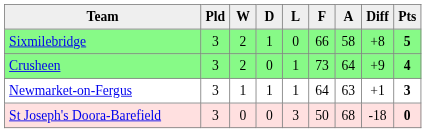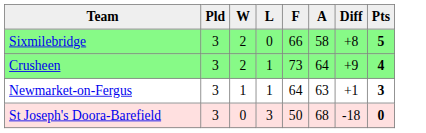- column: (269, 16)
